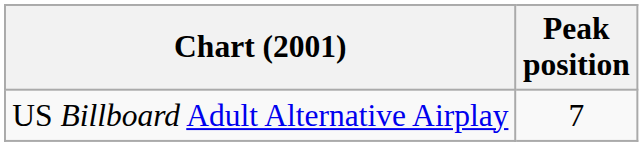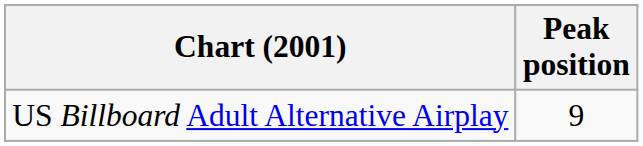(576, 114) 7 -> (576, 114) 9
